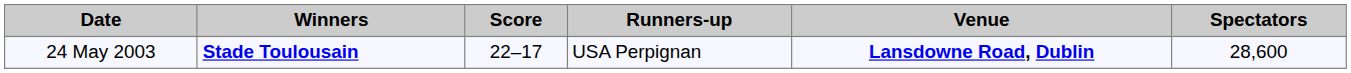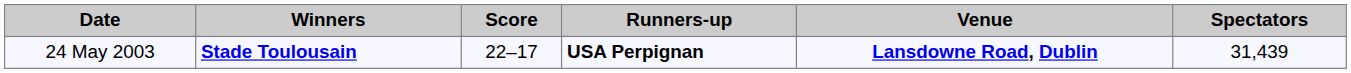(637, 52) normal -> (635, 52) bold
(1259, 52) 28,600 -> (1259, 52) 31,439
